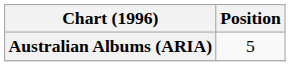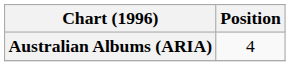(250, 46) 5 -> (250, 46) 4
